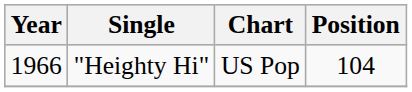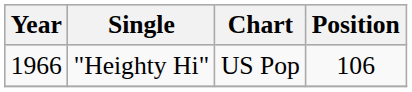(356, 65) 104 -> (356, 65) 106
